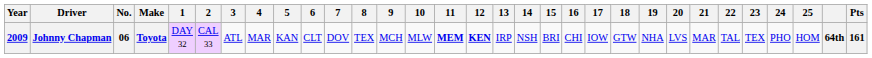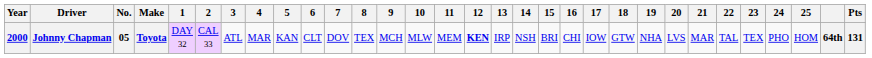(17, 37) 2009 -> (17, 37) 2000
(124, 37) 06 -> (124, 37) 05
(450, 37) bold -> (449, 37) normal
(857, 37) 161 -> (855, 37) 131
